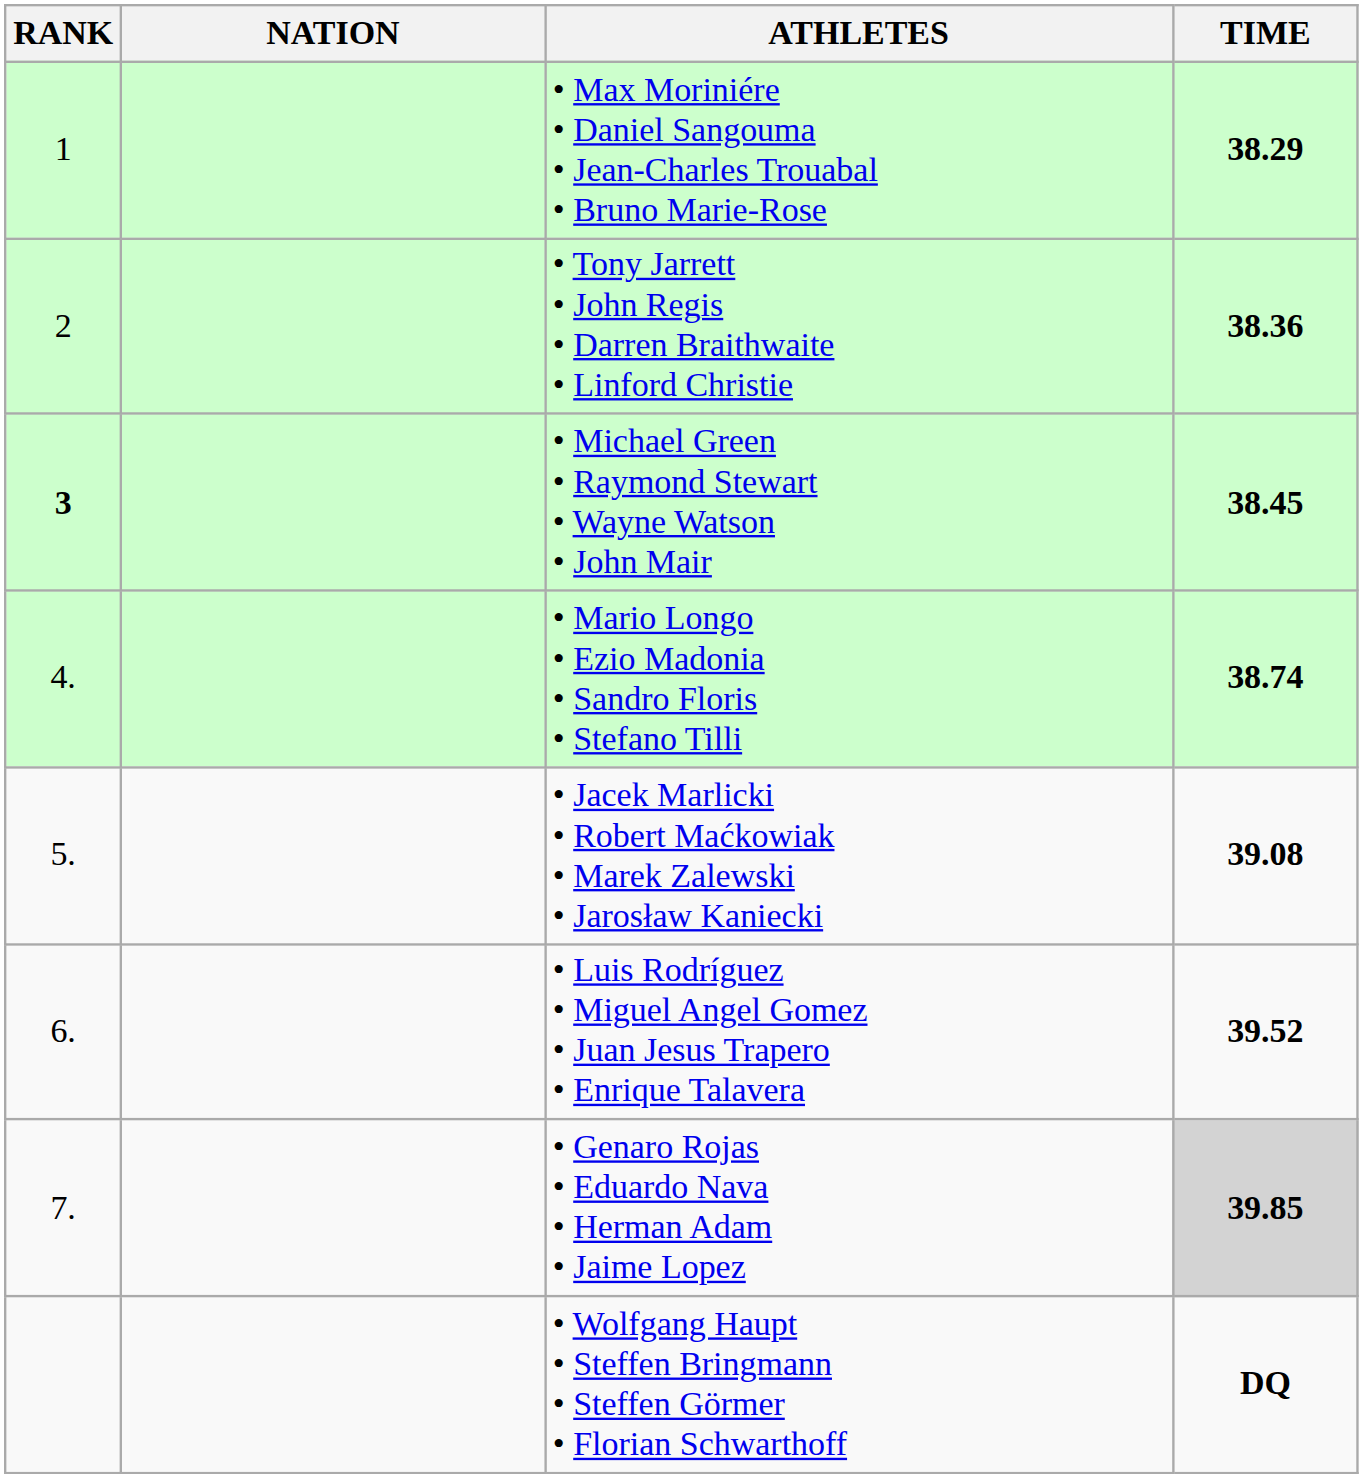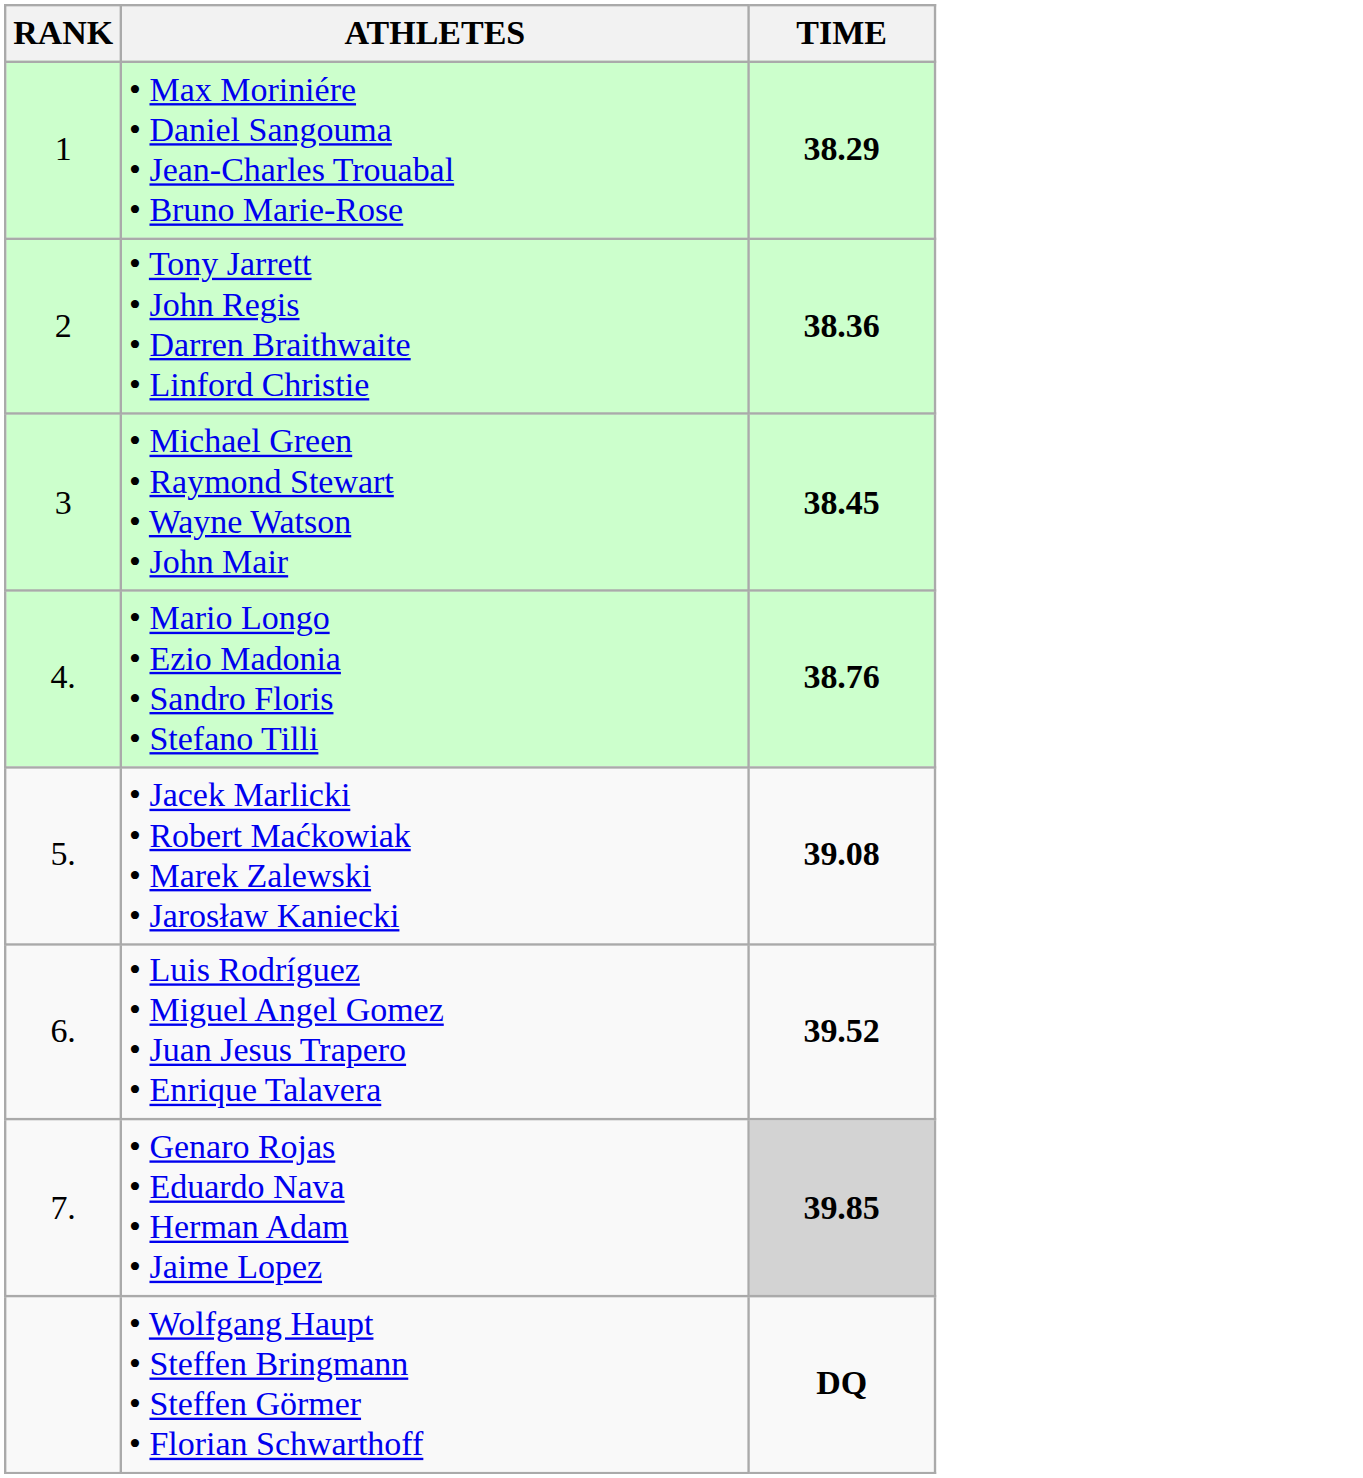- column: (333, 32)
(63, 501) bold -> (63, 501) normal
(1265, 678) 38.74 -> (842, 678) 38.76
